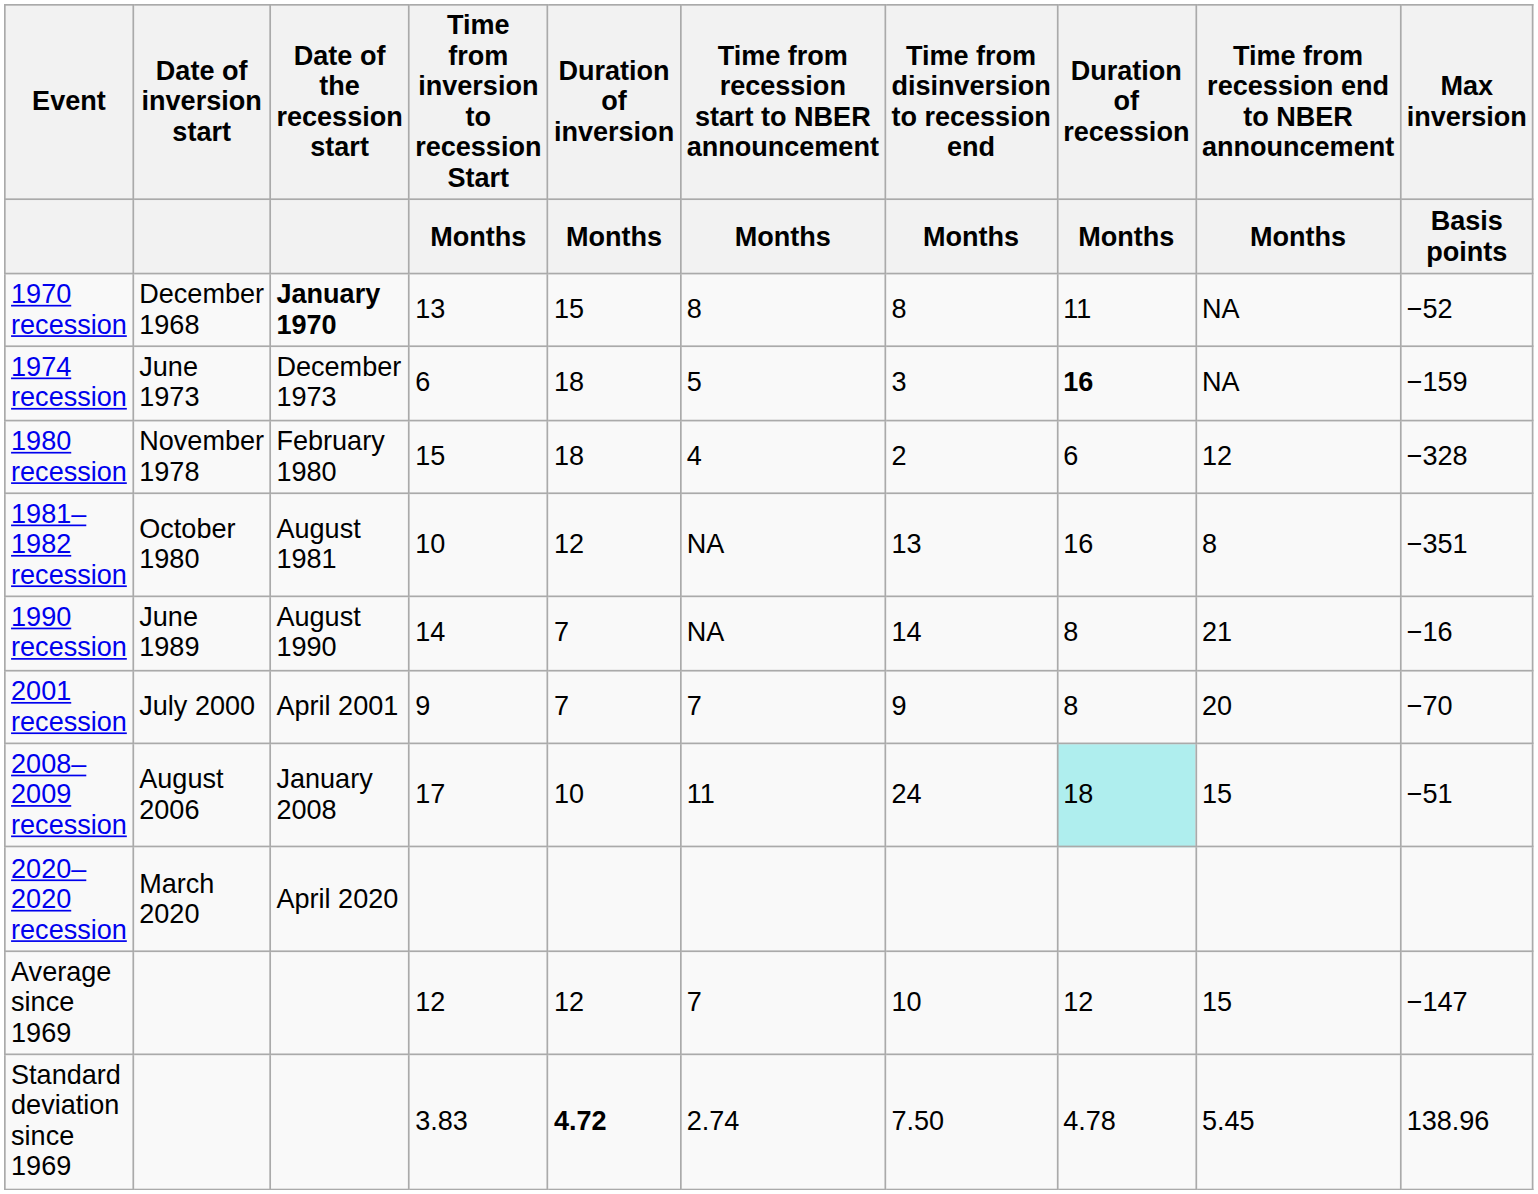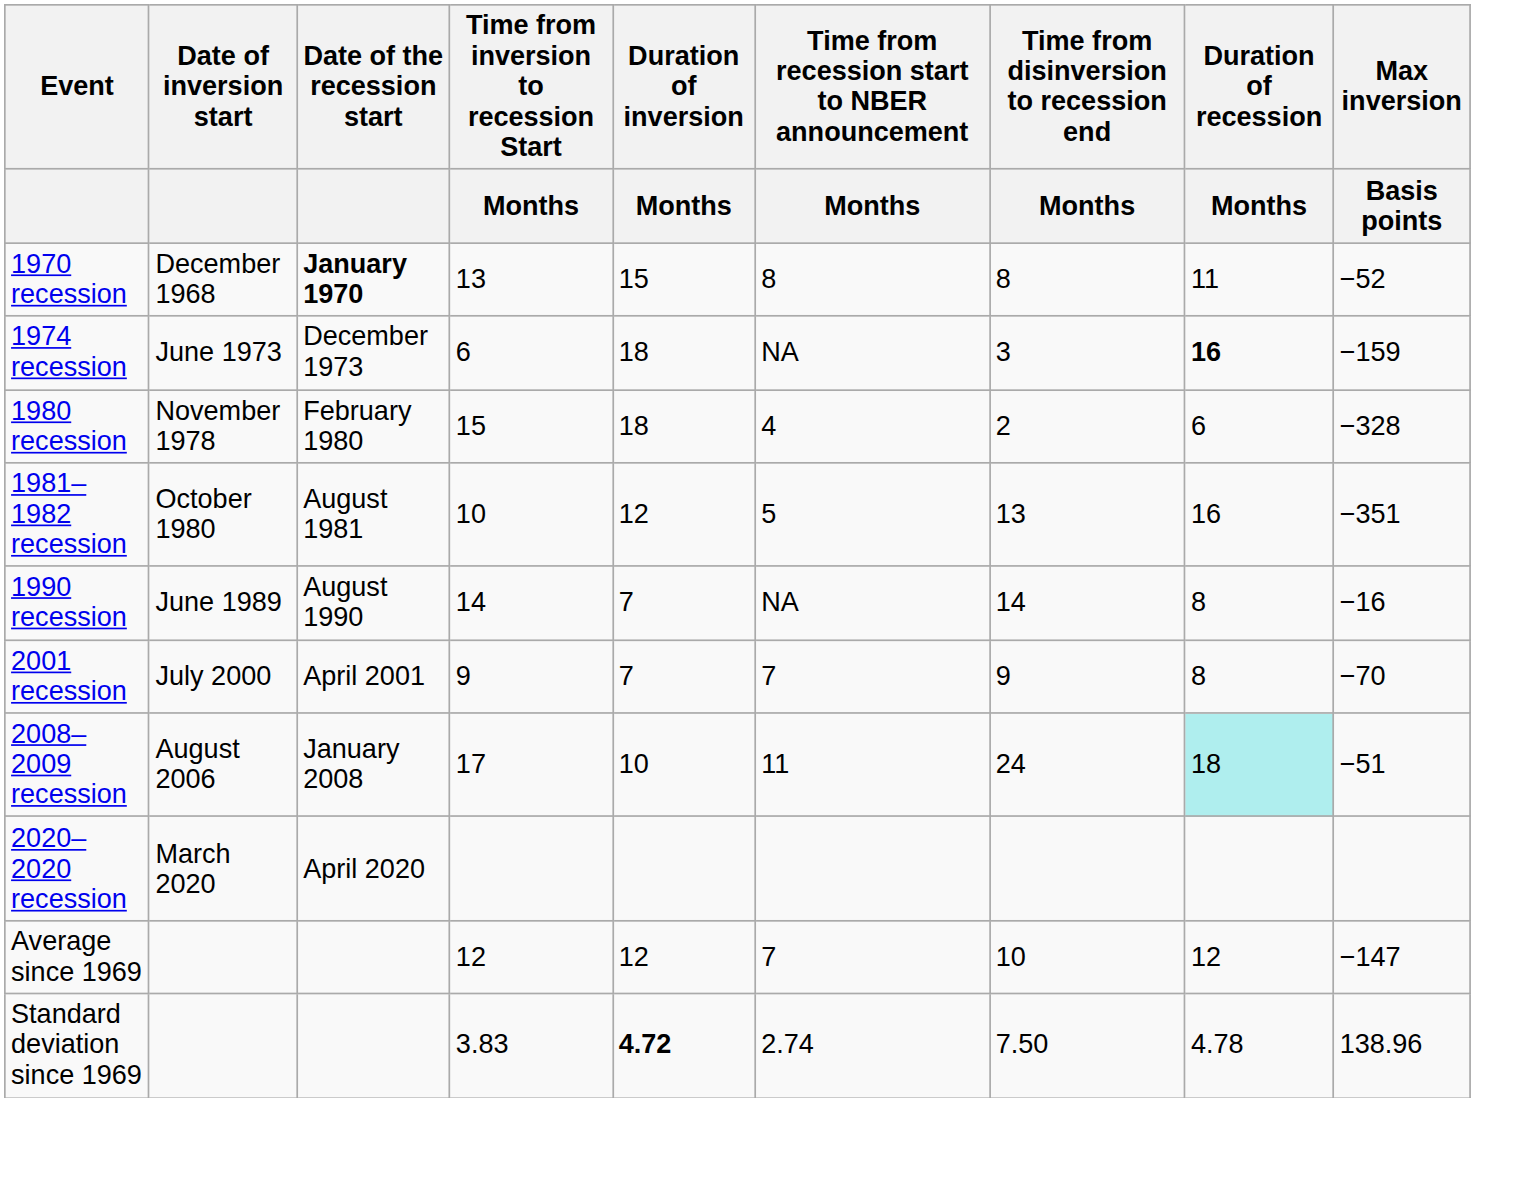- column: (1298, 236)
(694, 382) 5 -> (780, 352) NA
(705, 544) NA -> (769, 514) 5
